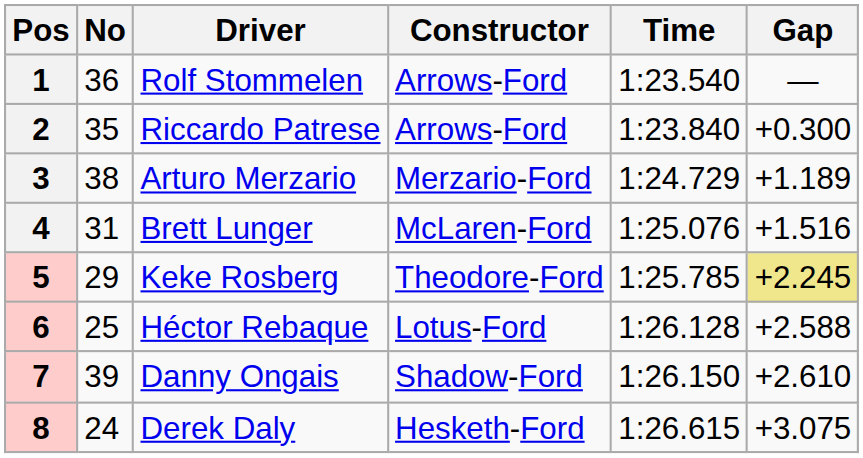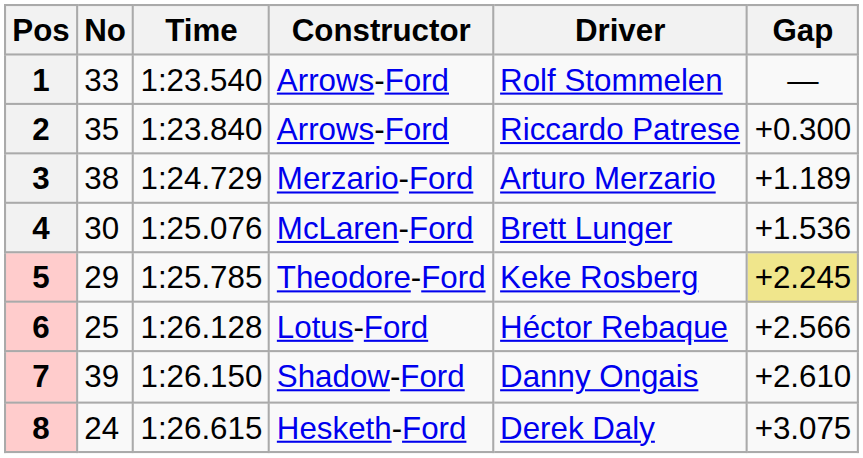columns swapped: (261, 30) <-> (679, 30)
(102, 80) 36 -> (102, 80) 33
(102, 228) 31 -> (102, 228) 30
(803, 228) +1.516 -> (803, 228) +1.536
(803, 327) +2.588 -> (803, 327) +2.566
